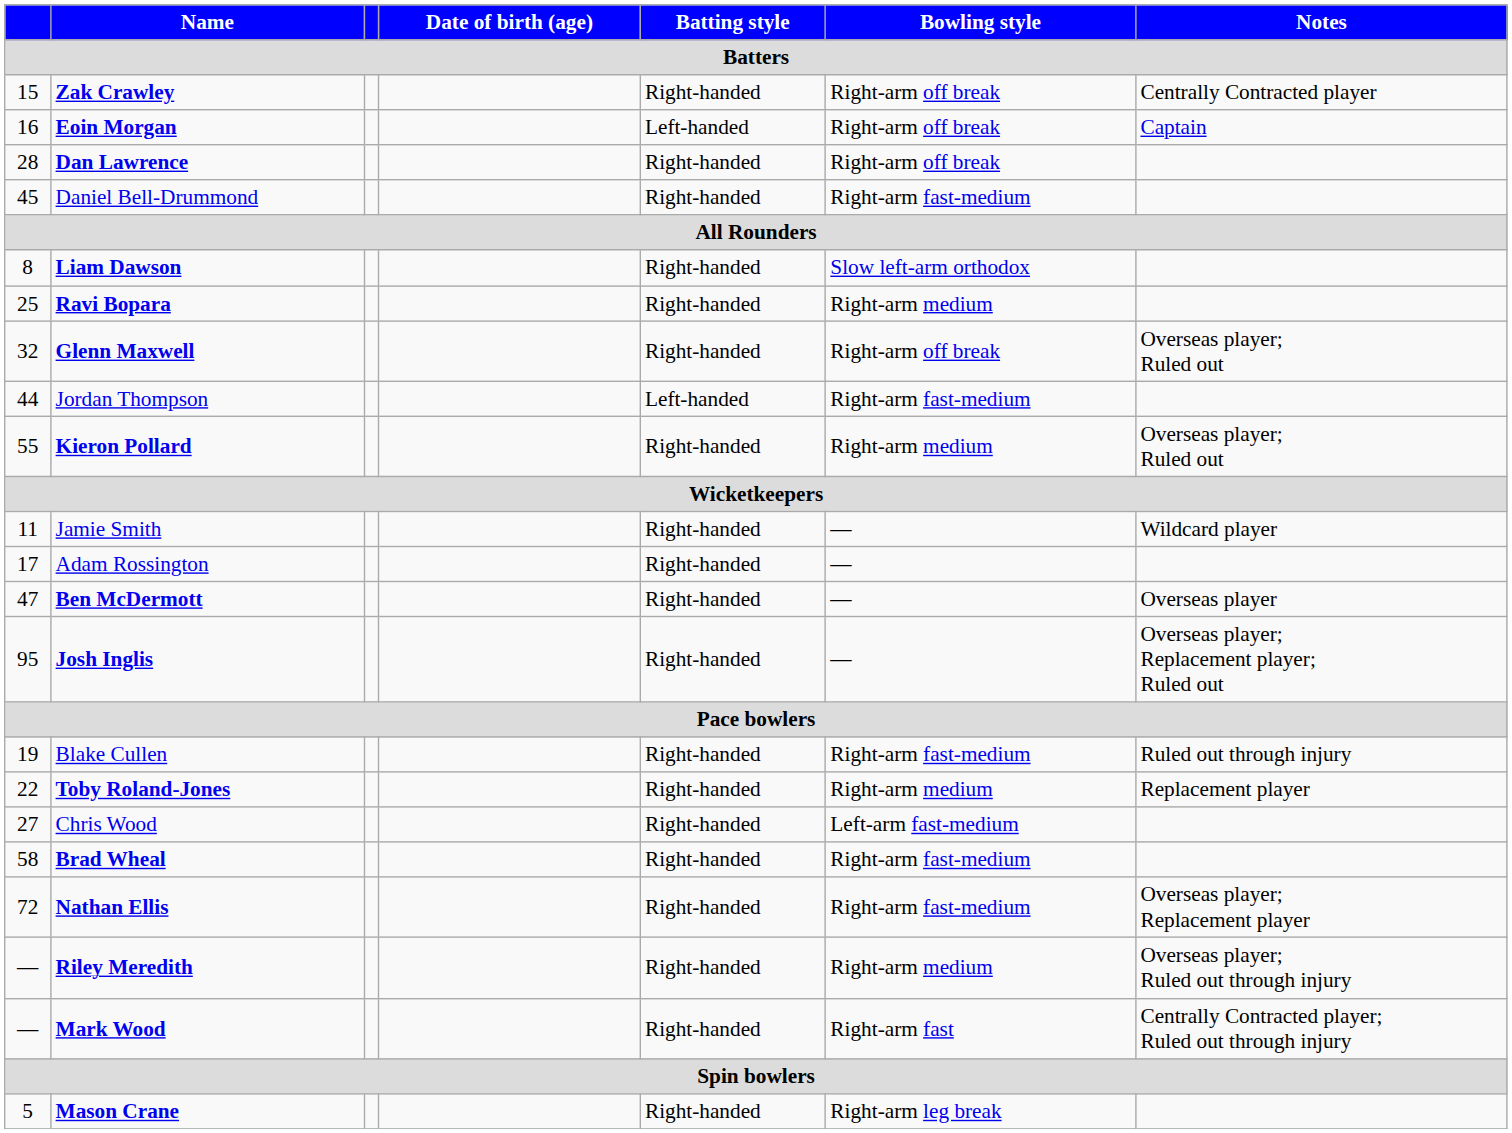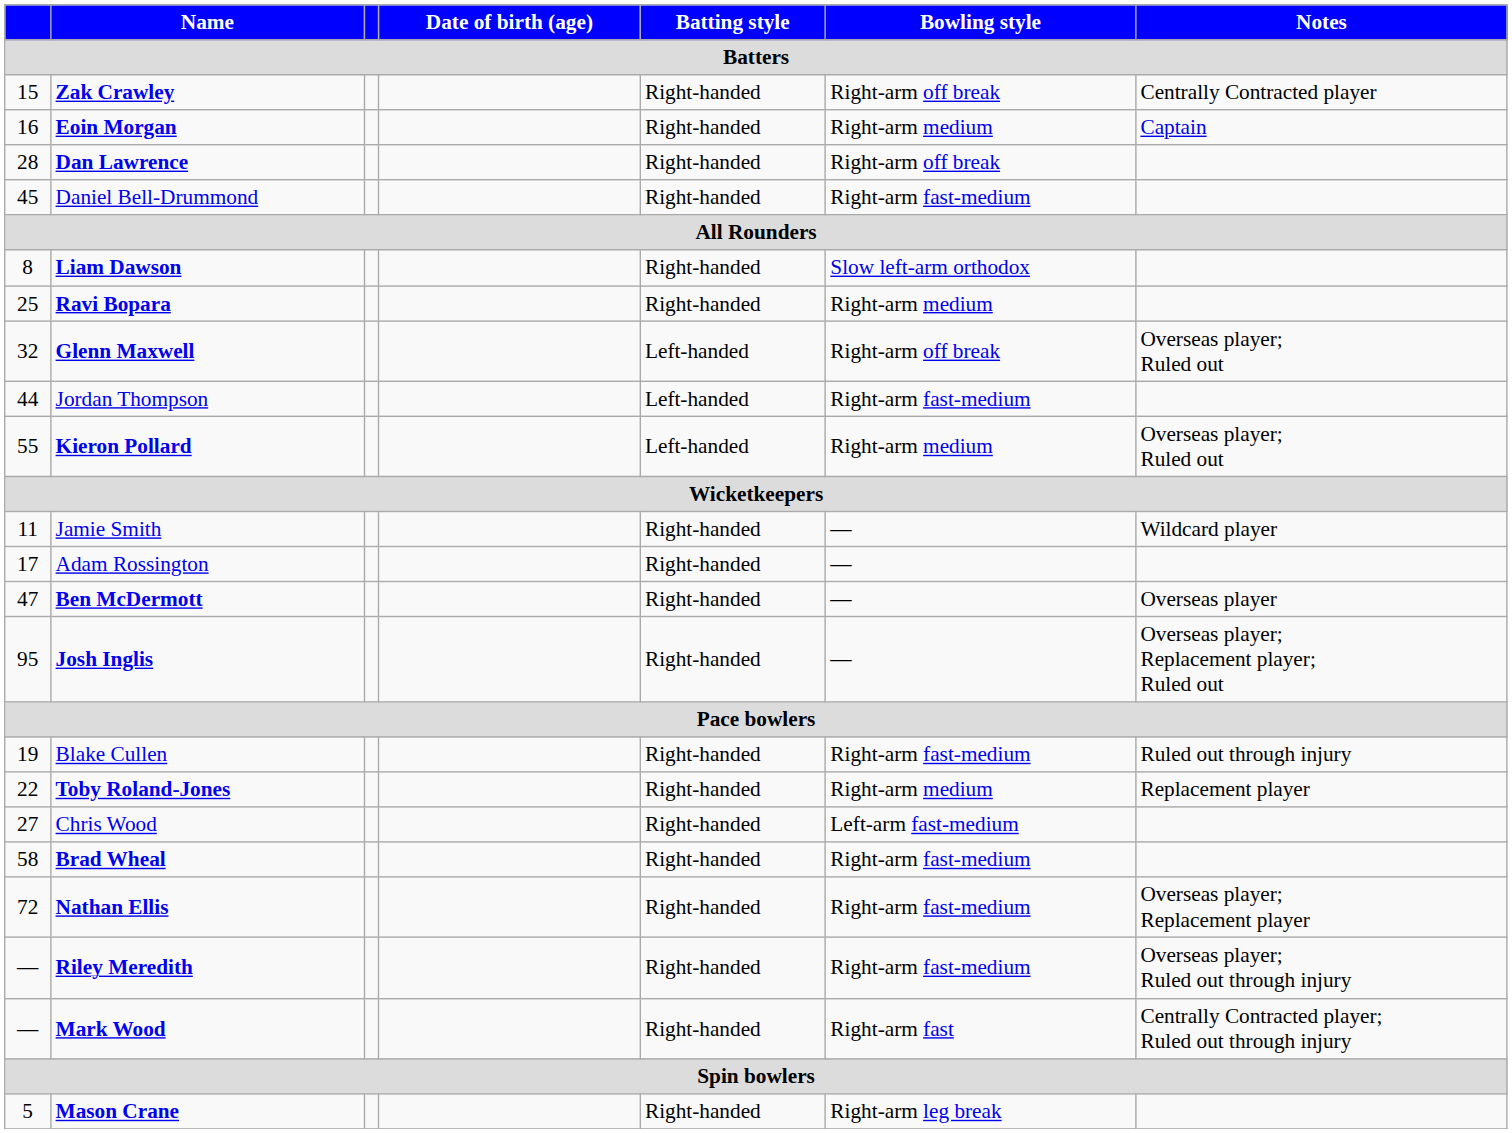(697, 127) Left-handed -> (703, 127) Right-handed
(915, 127) Right-arm off break -> (912, 127) Right-arm medium
(703, 350) Right-handed -> (697, 350) Left-handed
(703, 445) Right-handed -> (697, 445) Left-handed
(912, 967) Right-arm medium -> (930, 967) Right-arm fast-medium
